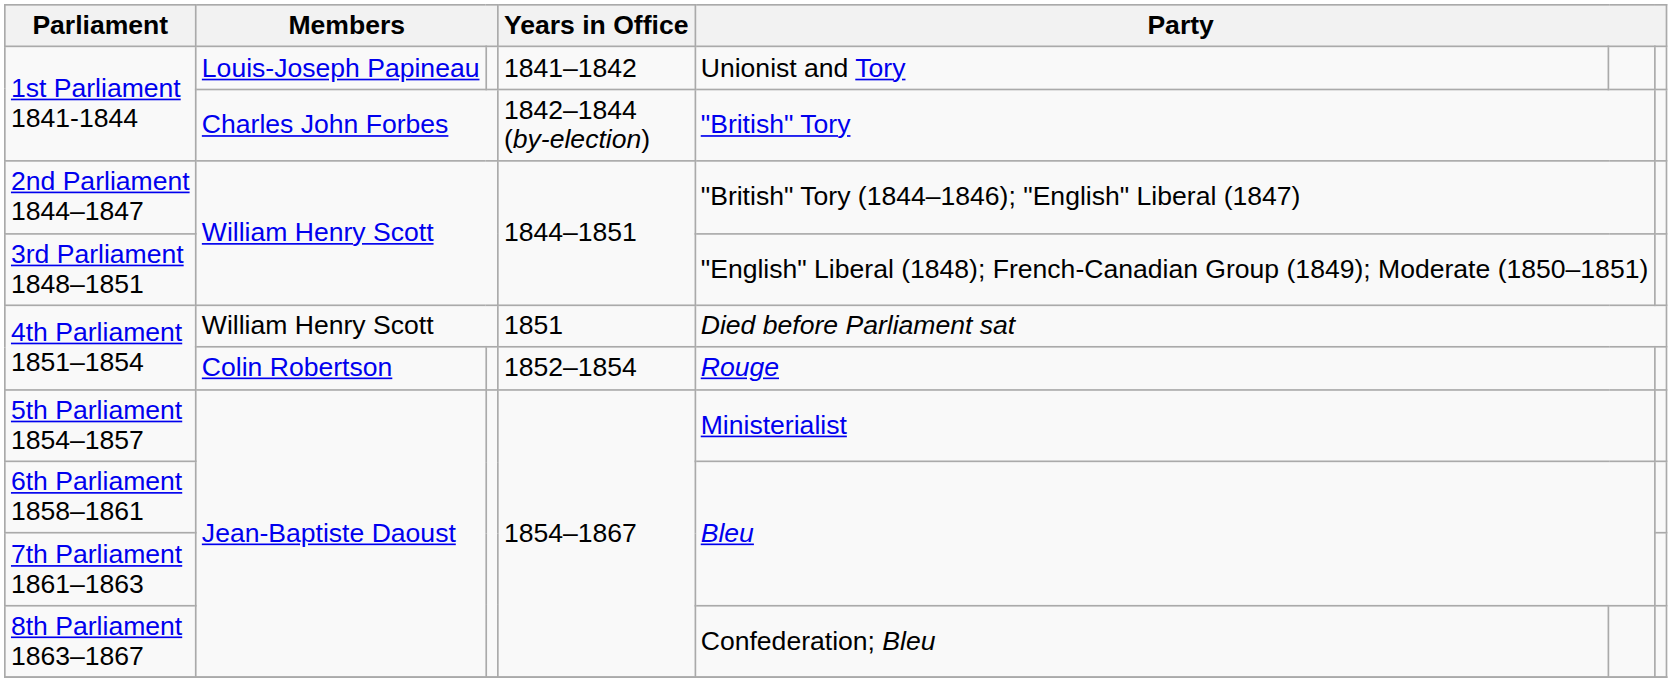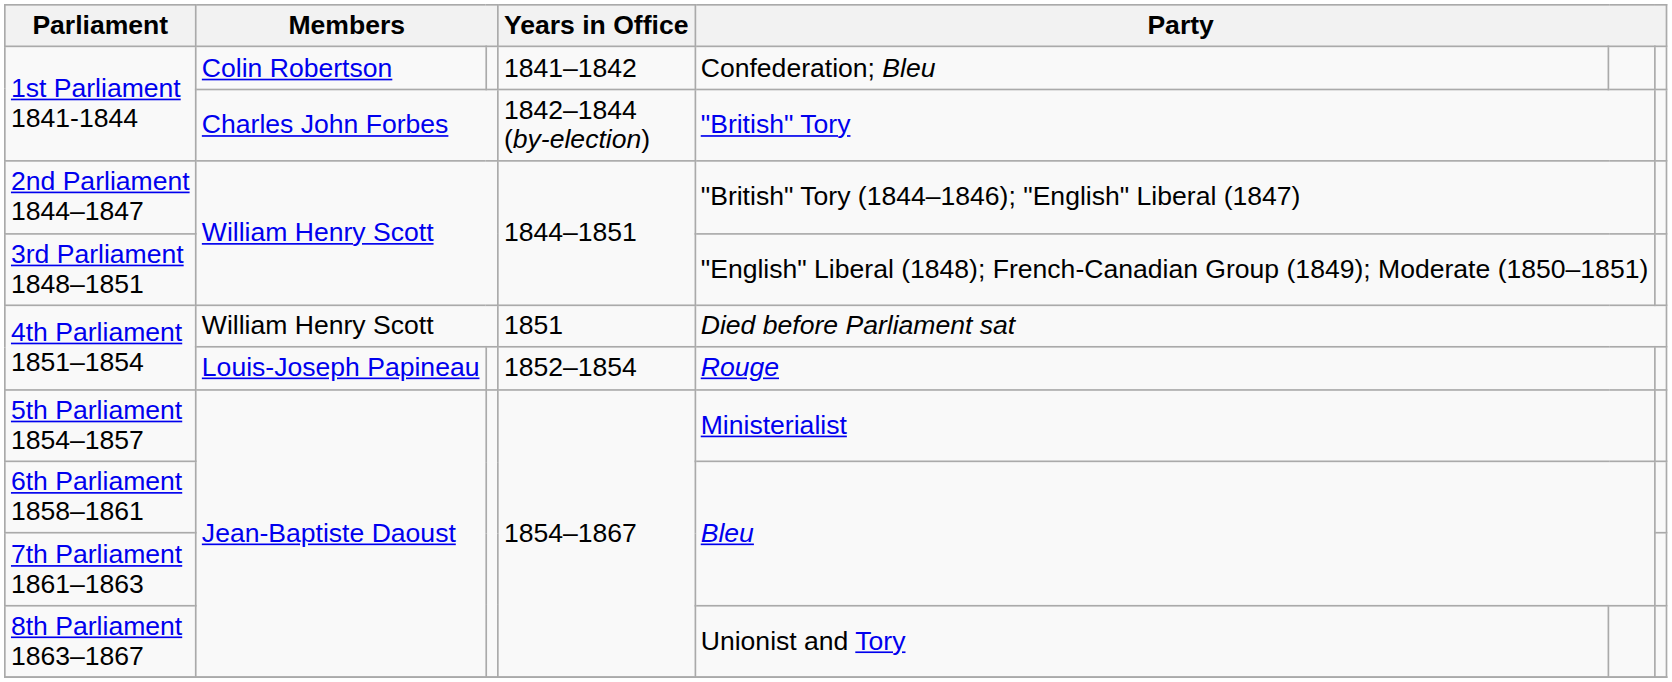(341, 67) Louis-Joseph Papineau -> (297, 67) Colin Robertson
(803, 67) Unionist and Tory -> (818, 67) Confederation; Bleu
(297, 367) Colin Robertson -> (341, 367) Louis-Joseph Papineau
(818, 641) Confederation; Bleu -> (803, 641) Unionist and Tory
